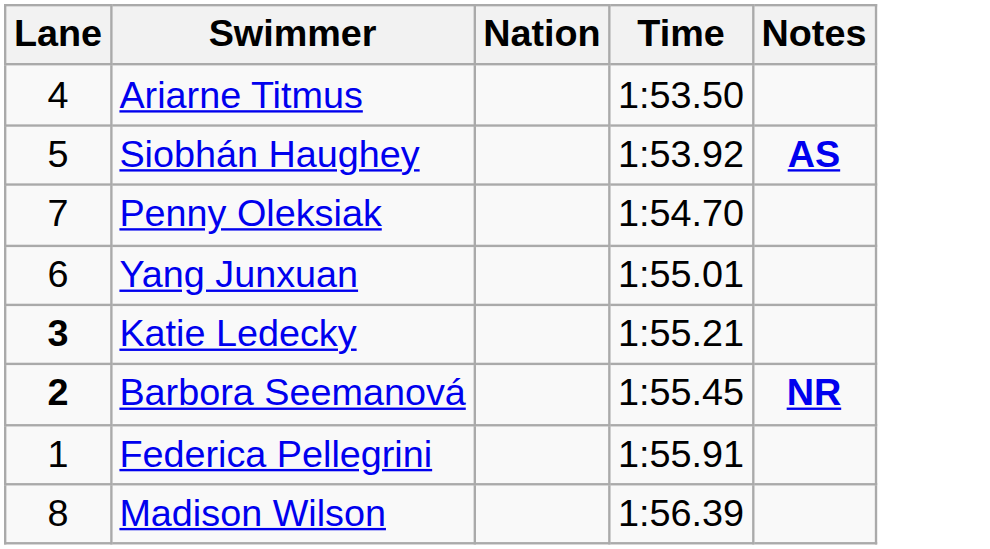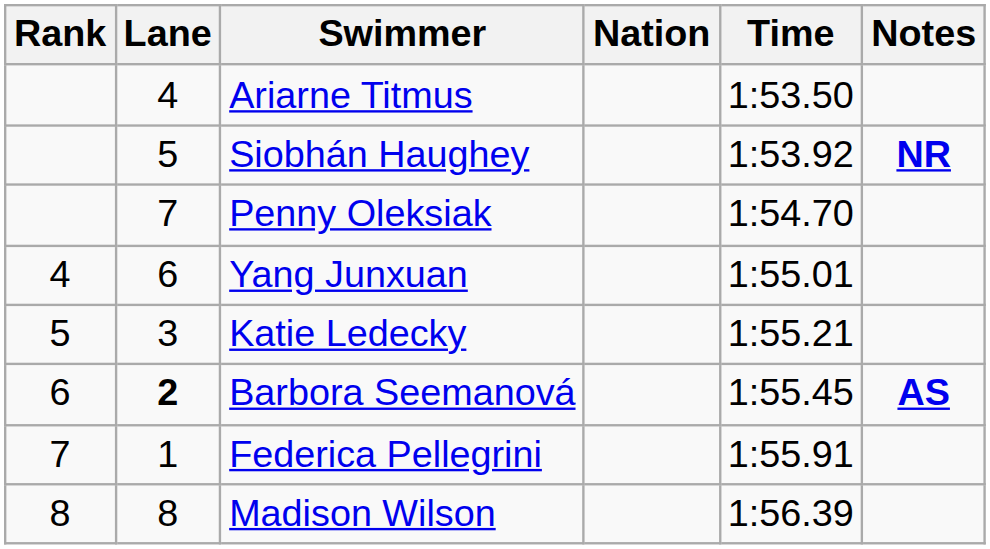+ column: (60, 34)
(814, 154) AS -> (924, 154) NR
(58, 333) bold -> (168, 333) normal
(814, 393) NR -> (924, 393) AS
